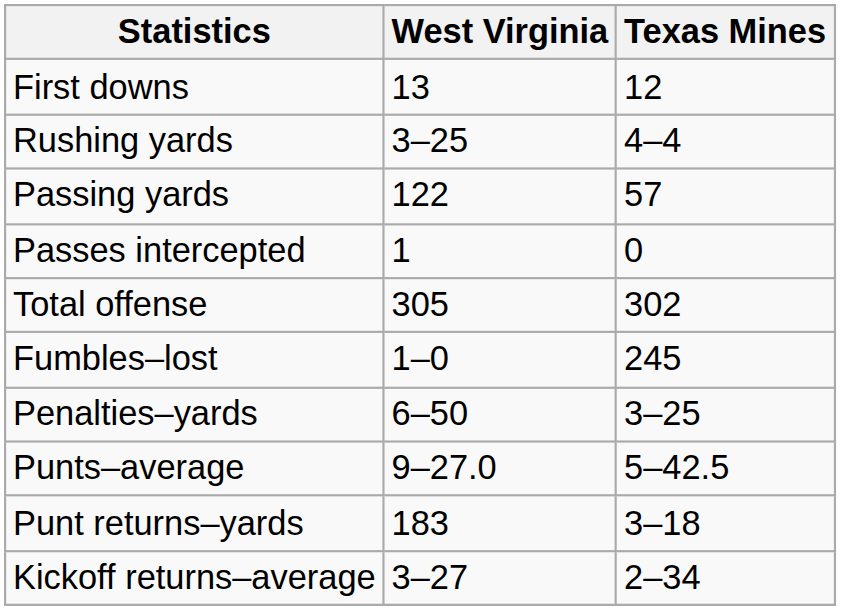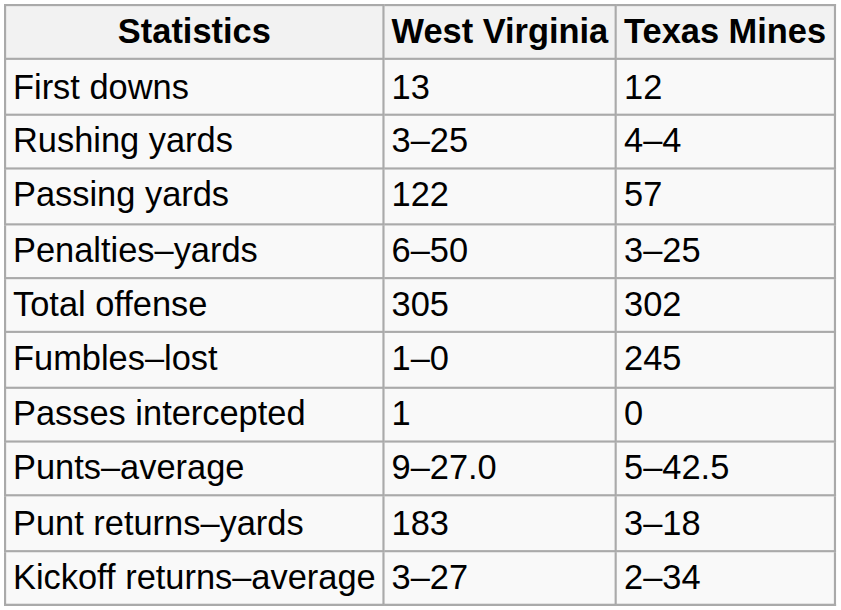rows swapped: (159, 250) <-> (135, 413)
